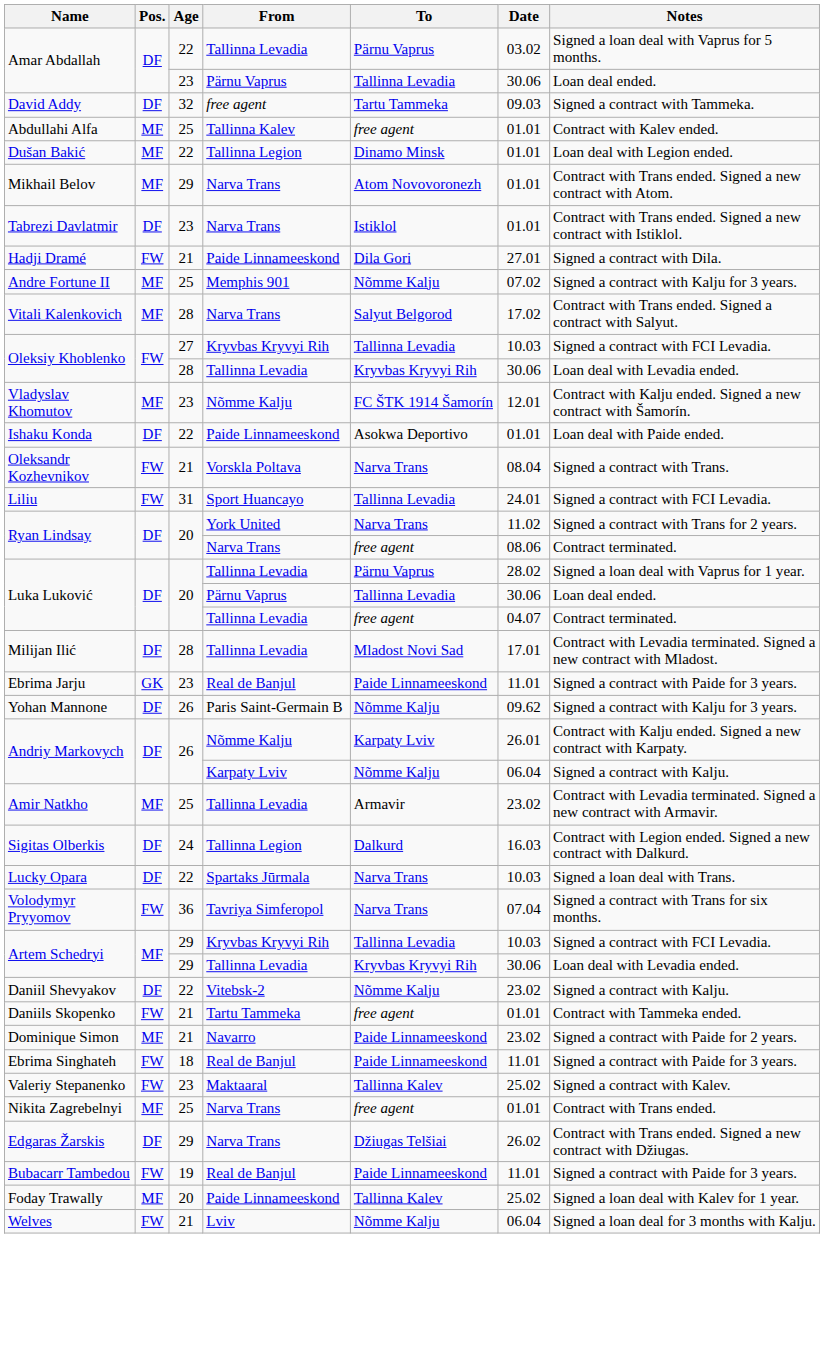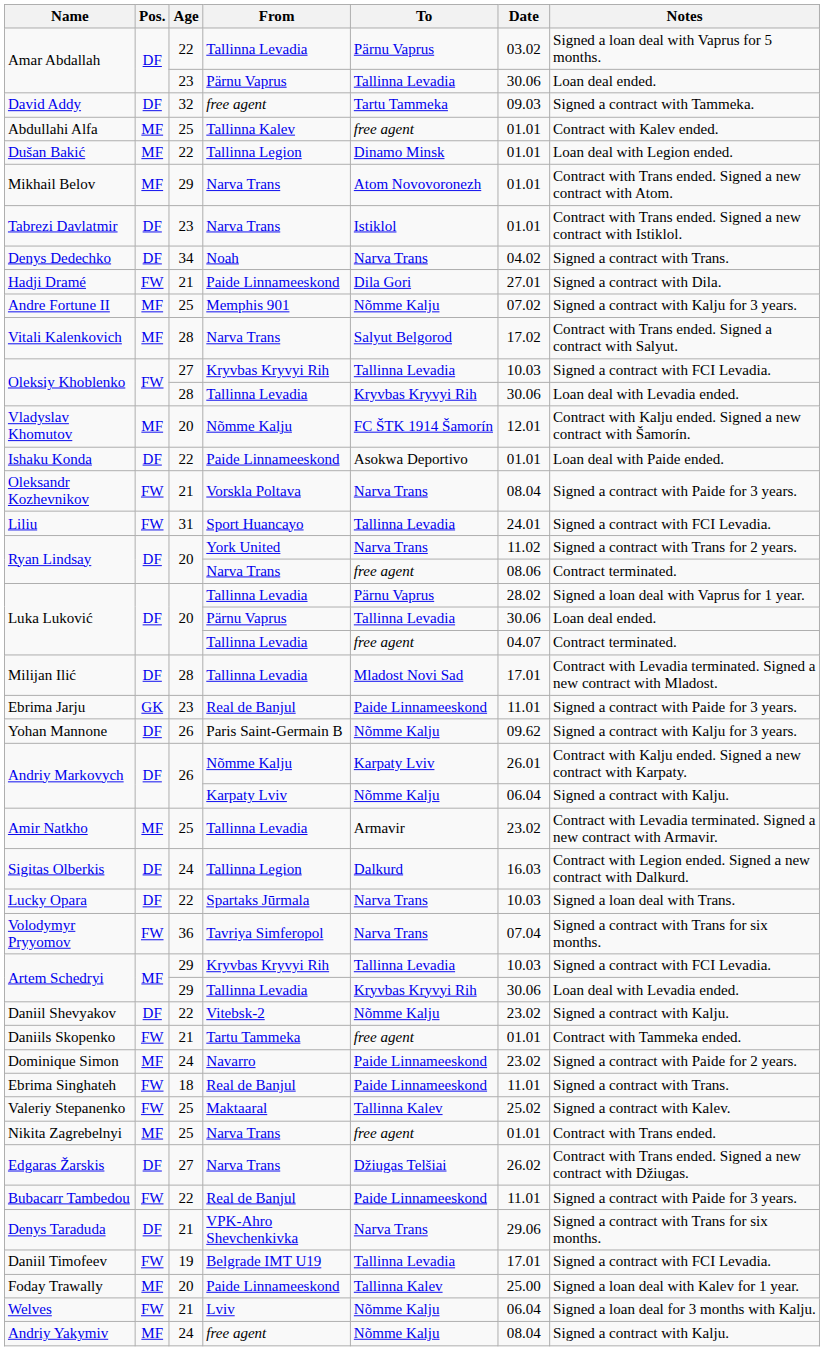+ row: (60, 258)
(186, 402) 23 -> (186, 426) 20
(641, 467) Signed a contract with Trans. -> (675, 491) Signed a contract with Paide for 3 years.
(186, 1037) 21 -> (186, 1061) 24
(675, 1061) Signed a contract with Paide for 3 years. -> (641, 1085) Signed a contract with Trans.
(186, 1085) 23 -> (186, 1108) 25
(186, 1141) 29 -> (186, 1165) 27
(186, 1173) 19 -> (186, 1197) 22
+ row: (57, 1229)
+ row: (57, 1262)
(524, 1197) 25.02 -> (524, 1285) 25.00
+ row: (58, 1333)
